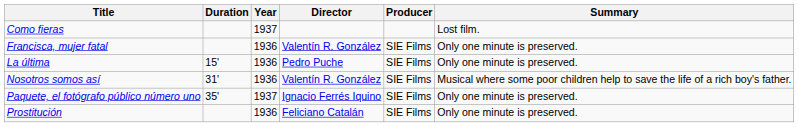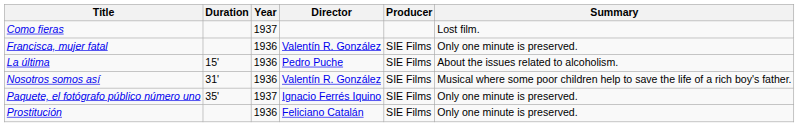(507, 63) Only one minute is preserved. -> (528, 63) About the issues related to alcoholism.
